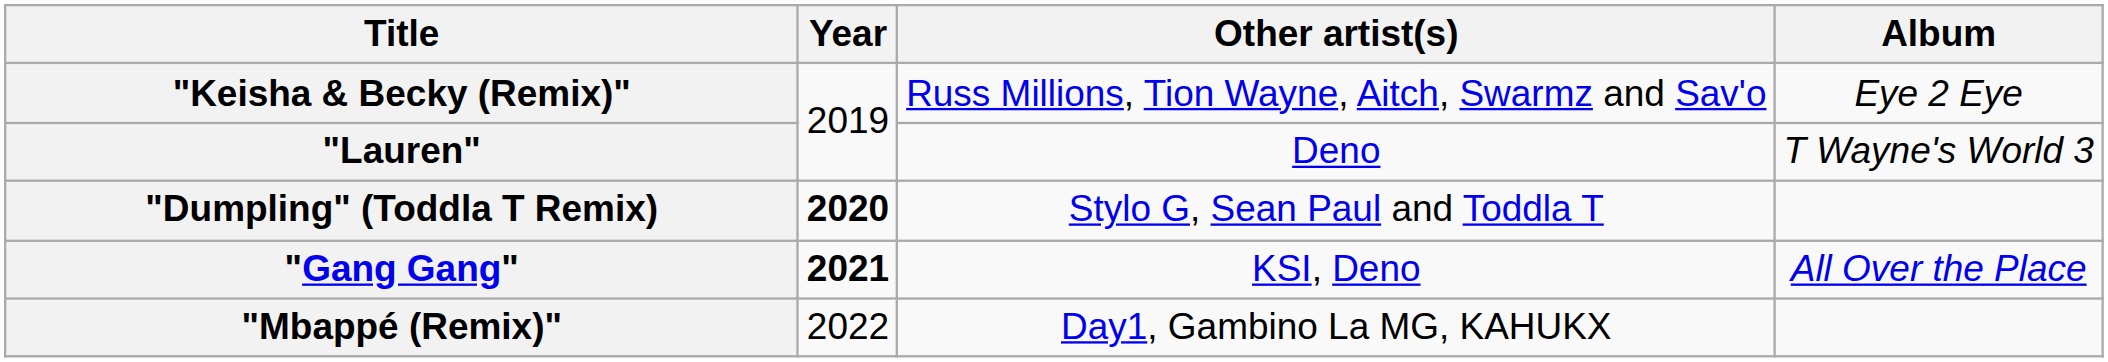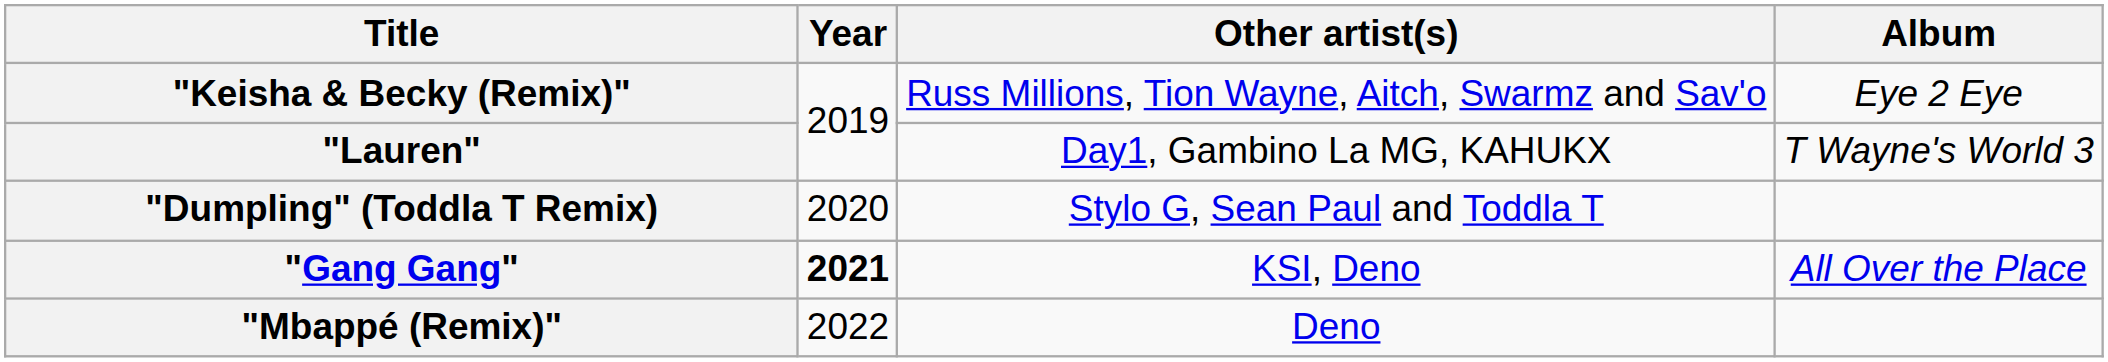(1336, 151) Deno -> (1336, 151) Day1, Gambino La MG, KAHUKX
(848, 209) bold -> (848, 209) normal
(1336, 326) Day1, Gambino La MG, KAHUKX -> (1336, 326) Deno
